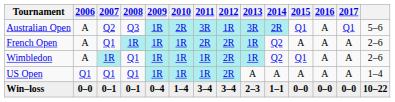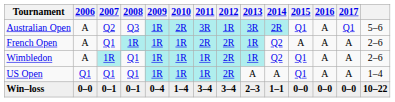(301, 74) A -> (301, 74) Q1
